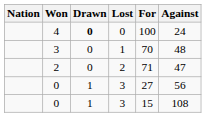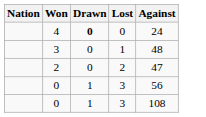- column: (147, 13)
